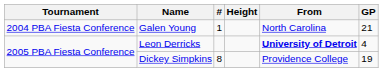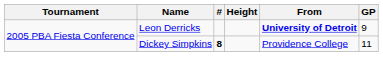- row: (168, 28)
(364, 43) 4 -> (364, 28) 9
(219, 59) normal -> (219, 43) bold
(367, 59) 19 -> (367, 43) 11
